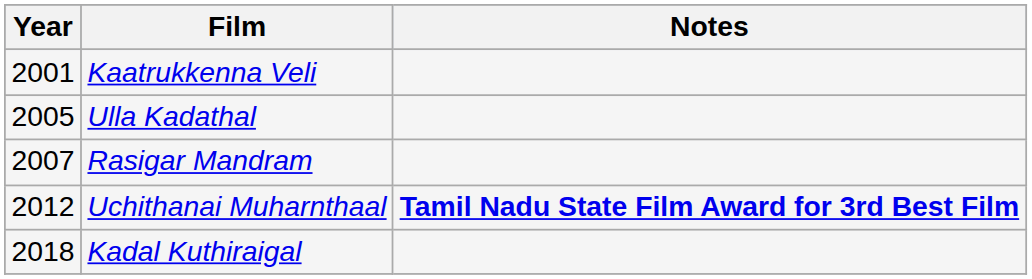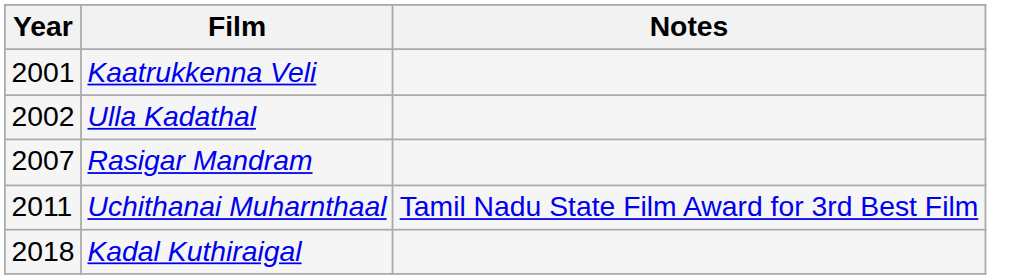(43, 116) 2005 -> (43, 116) 2002
(43, 206) 2012 -> (42, 206) 2011
(709, 206) bold -> (689, 206) normal
